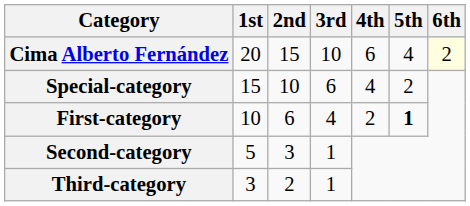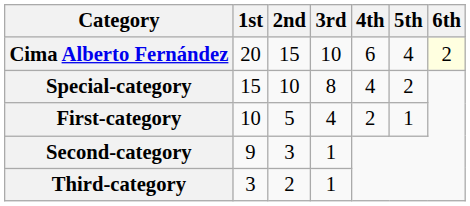(331, 86) 6 -> (331, 86) 8
(289, 119) 6 -> (289, 119) 5
(408, 119) bold -> (408, 119) normal
(251, 151) 5 -> (251, 151) 9
